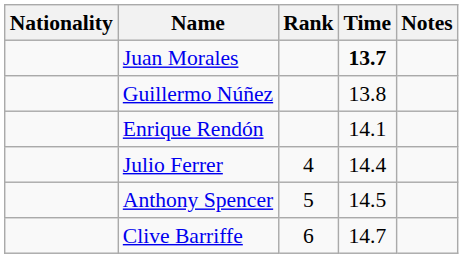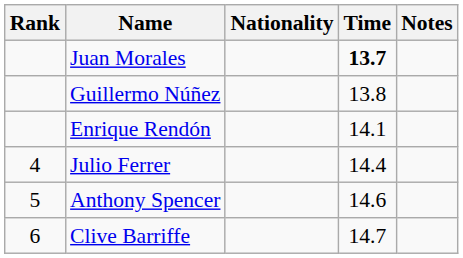columns swapped: (308, 22) <-> (61, 22)
(367, 200) 14.5 -> (367, 200) 14.6
